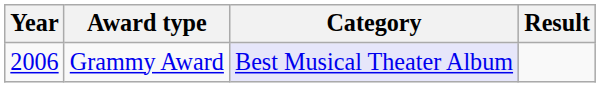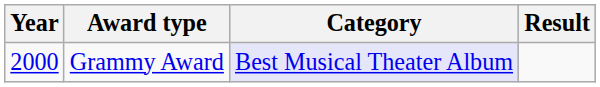(34, 61) 2006 -> (34, 61) 2000
